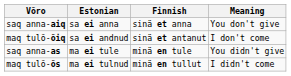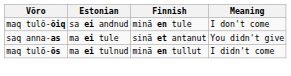- row: (36, 24)
(169, 38) sinä et antanut -> (162, 24) minä en tule
(162, 51) minä en tule -> (169, 38) sinä et antanut
